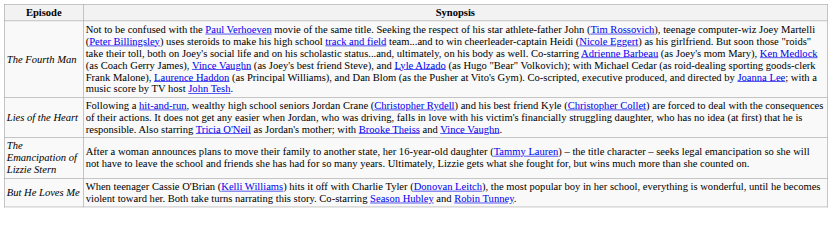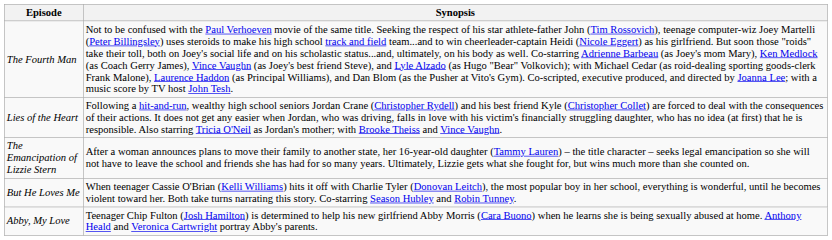+ row: (38, 221)
